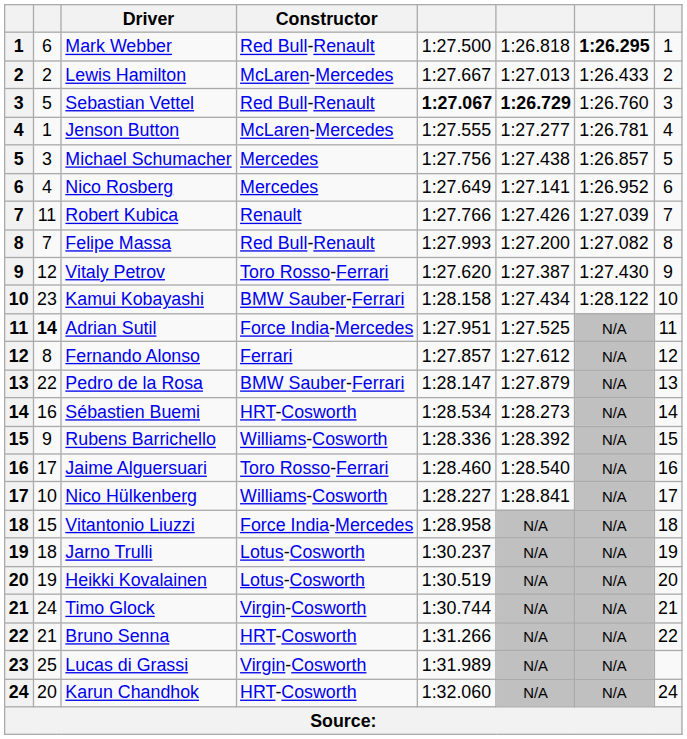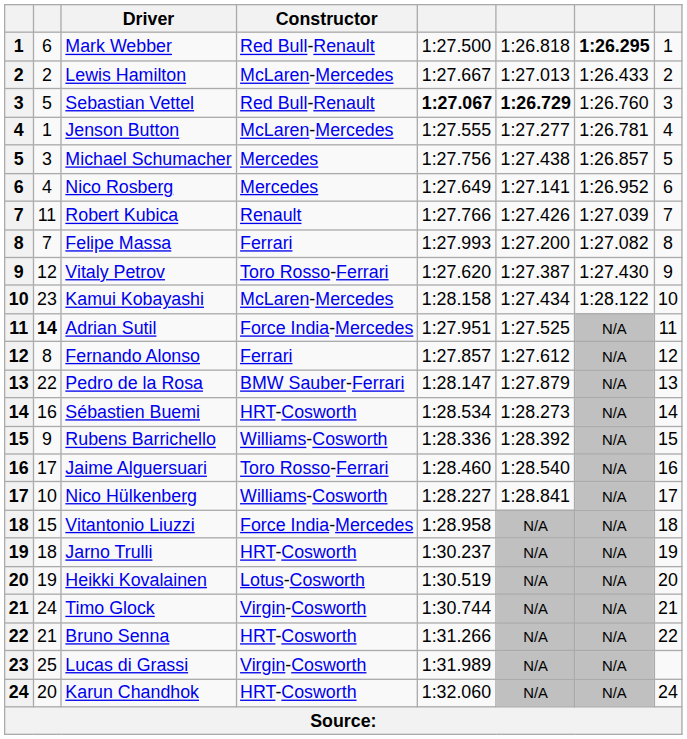(307, 243) Red Bull-Renault -> (266, 243) Ferrari
(322, 299) BMW Sauber-Ferrari -> (317, 299) McLaren-Mercedes
(302, 552) Lotus-Cosworth -> (298, 552) HRT-Cosworth
